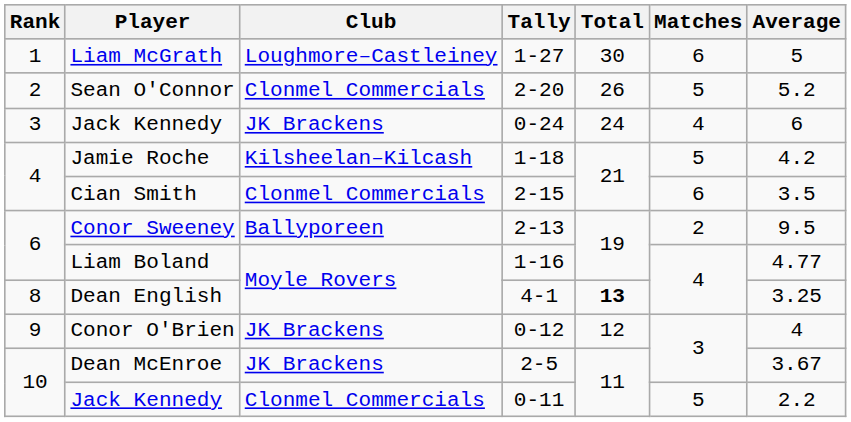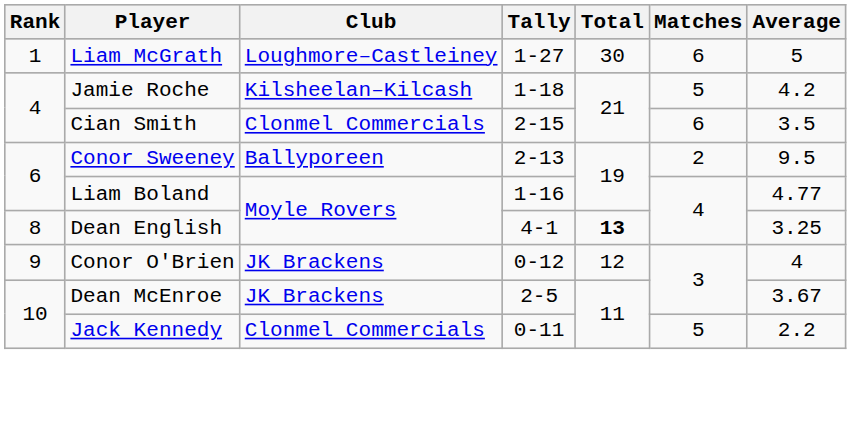- row: (153, 91)
- row: (146, 125)
